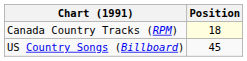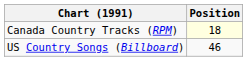(215, 47) 45 -> (215, 47) 46
